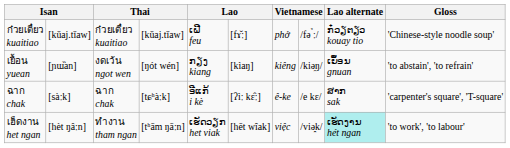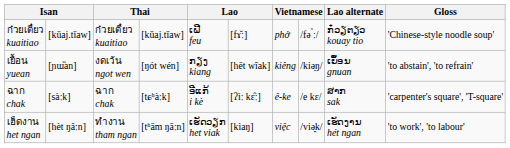(242, 66) [kìaŋ] -> (250, 66) [hēt wîak]
(250, 127) [hēt wîak] -> (242, 127) [kìaŋ]
(344, 127) paleturquoise background -> (344, 127) no background
